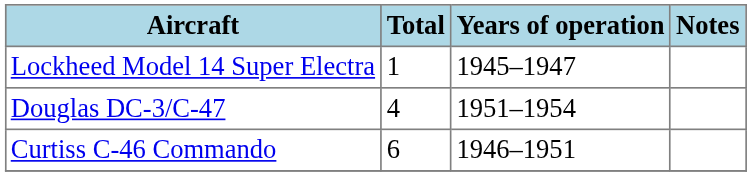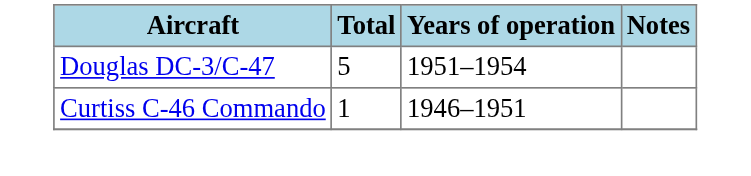- row: (193, 66)
(393, 108) 4 -> (344, 66) 5
(393, 149) 6 -> (344, 108) 1
